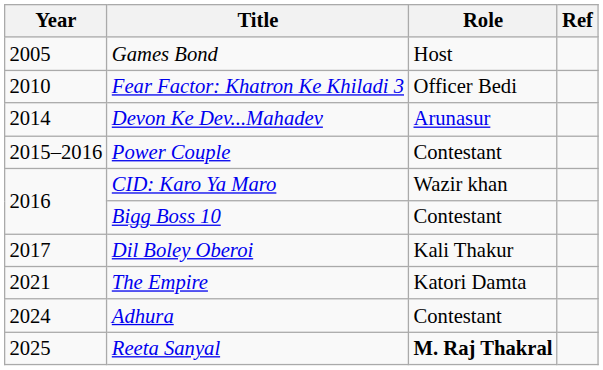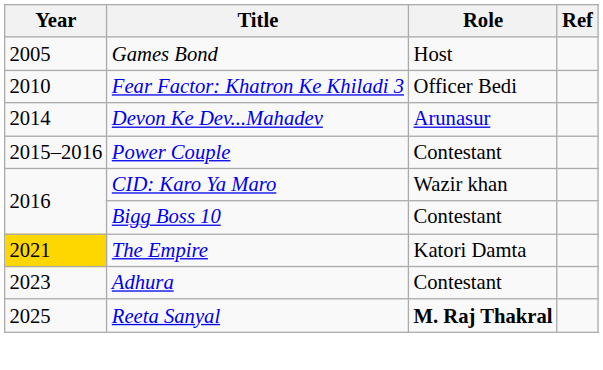- row: (182, 250)
(30, 282) no background -> (30, 250) gold background
(30, 315) 2024 -> (30, 282) 2023
